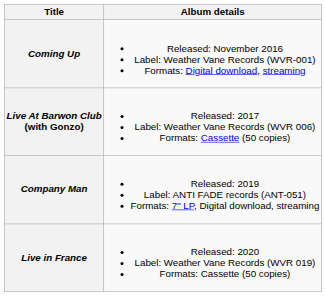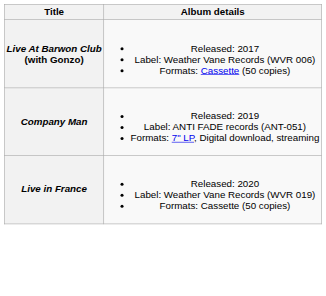- row: (54, 53)
